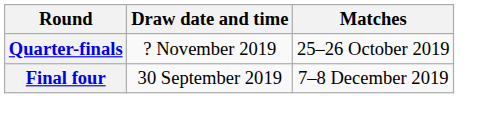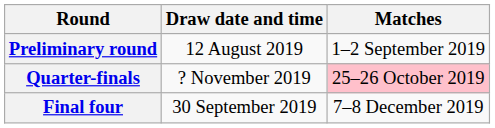+ row: (83, 48)
(373, 48) no background -> (408, 78) pink background
